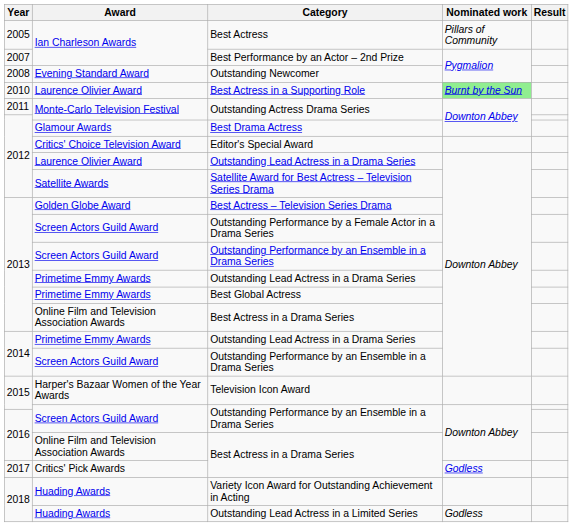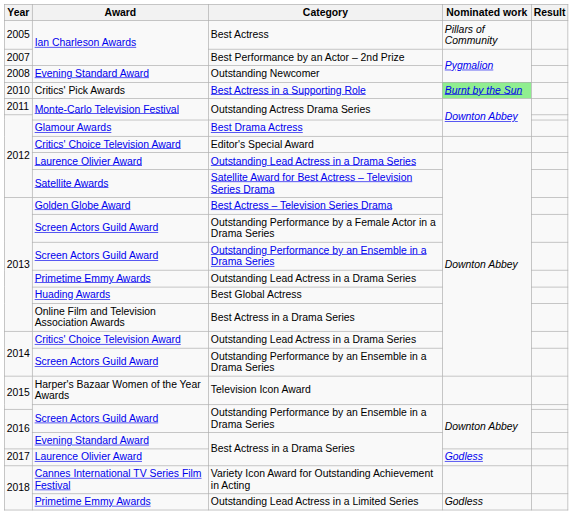(88, 90) Laurence Olivier Award -> (80, 90) Critics' Pick Awards
(93, 295) Primetime Emmy Awards -> (72, 295) Huading Awards
(93, 339) Primetime Emmy Awards -> (108, 339) Critics' Choice Television Award
(95, 446) Online Film and Television Association Awards -> (92, 441) Evening Standard Award
(80, 469) Critics' Pick Awards -> (88, 457) Laurence Olivier Award
(72, 491) Huading Awards -> (118, 479) Cannes International TV Series Film Festival
(72, 513) Huading Awards -> (93, 502) Primetime Emmy Awards
